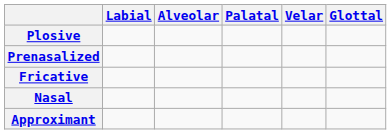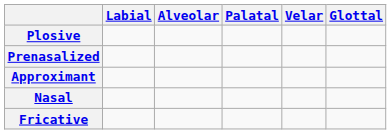rows swapped: (54, 77) <-> (54, 119)
